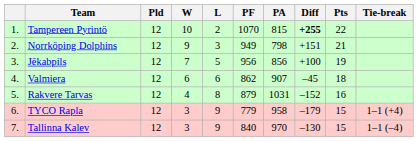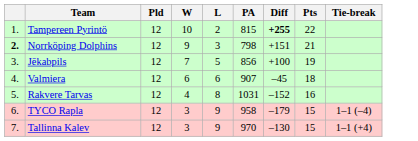- column: (248, 12)
(15, 45) normal -> (15, 45) bold
(385, 111) 1–1 (+4) -> (354, 111) 1–1 (–4)
(385, 128) 1–1 (–4) -> (354, 128) 1–1 (+4)
